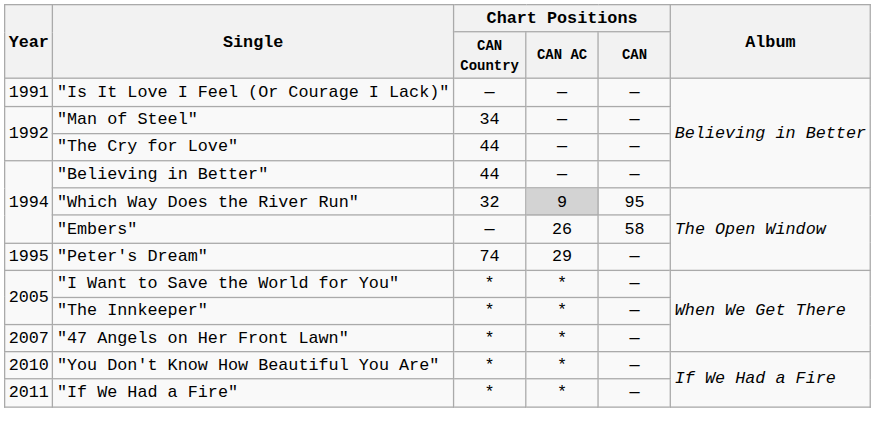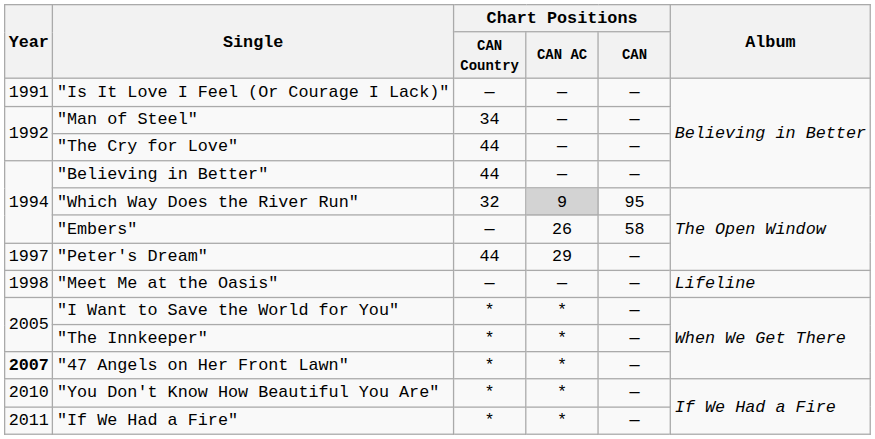(29, 256) 1995 -> (29, 256) 1997
(490, 256) 74 -> (490, 256) 44
+ row: (168, 284)
(29, 338) normal -> (29, 366) bold
